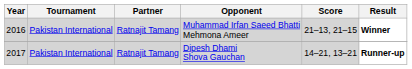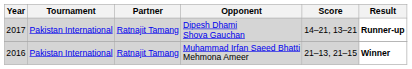rows swapped: (214, 53) <-> (242, 30)
